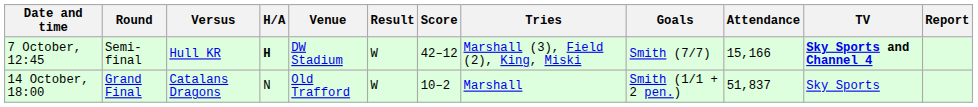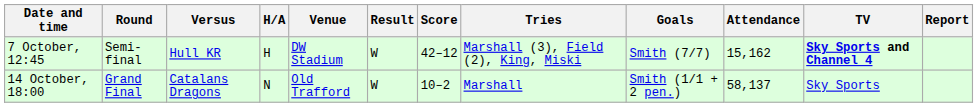(267, 54) bold -> (267, 54) normal
(749, 54) 15,166 -> (749, 54) 15,162
(749, 86) 51,837 -> (749, 86) 58,137
